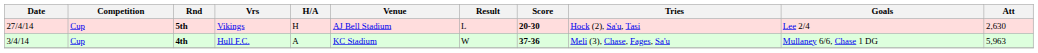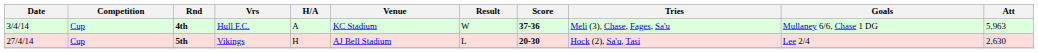rows swapped: (182, 40) <-> (182, 25)
